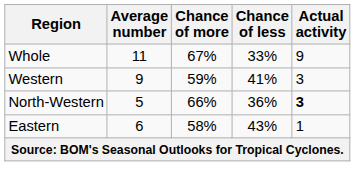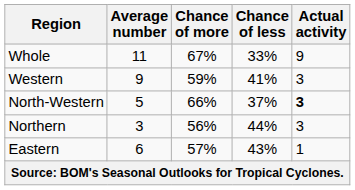(262, 102) 36% -> (262, 102) 37%
+ row: (37, 126)
(202, 126) 58% -> (202, 149) 57%
